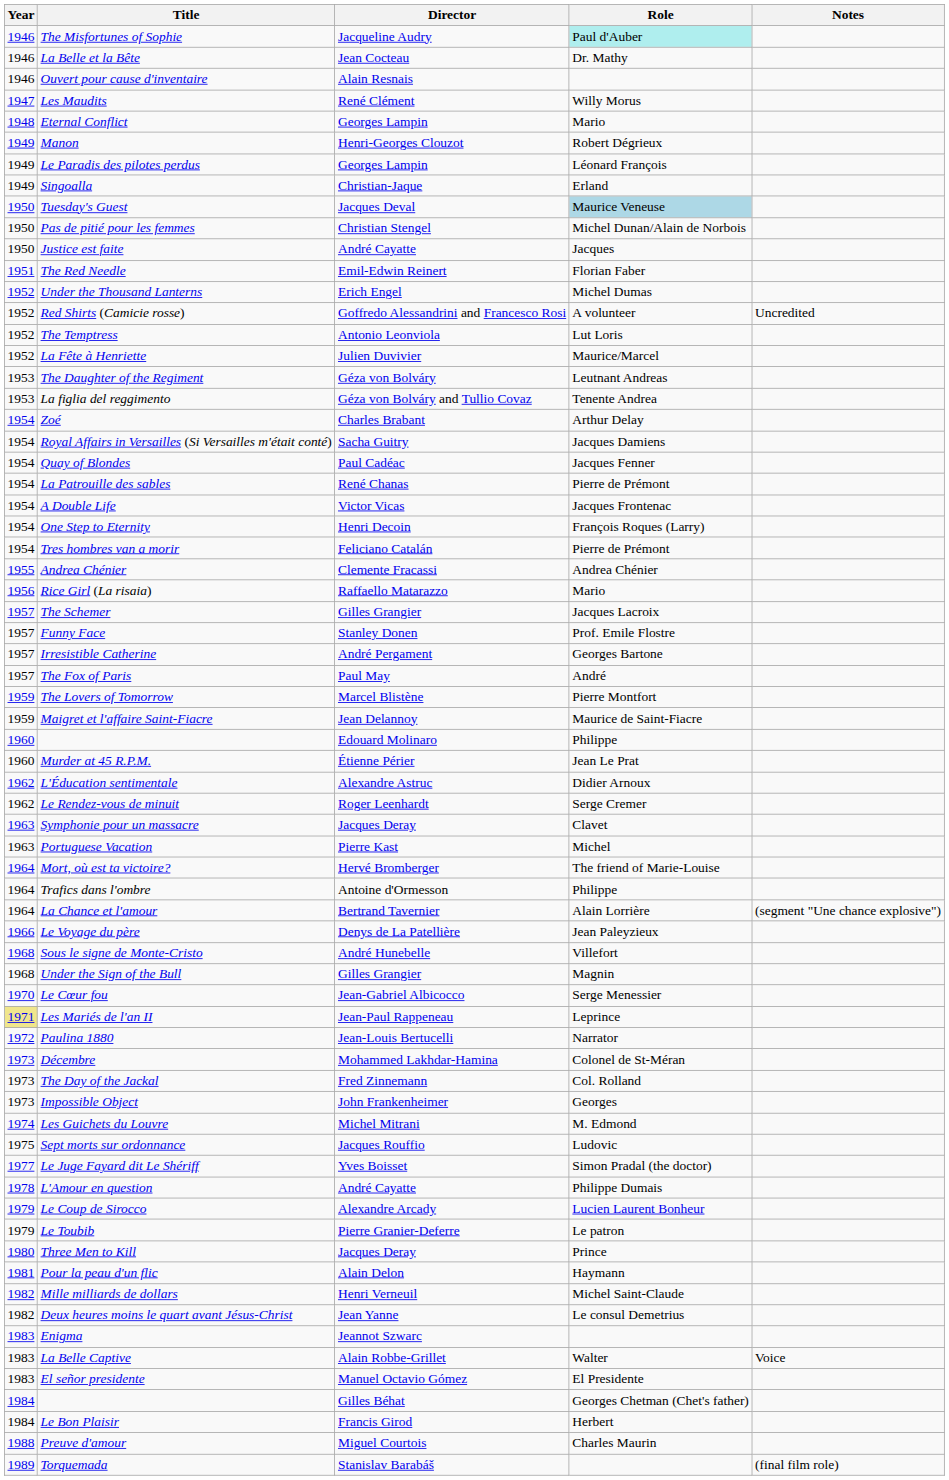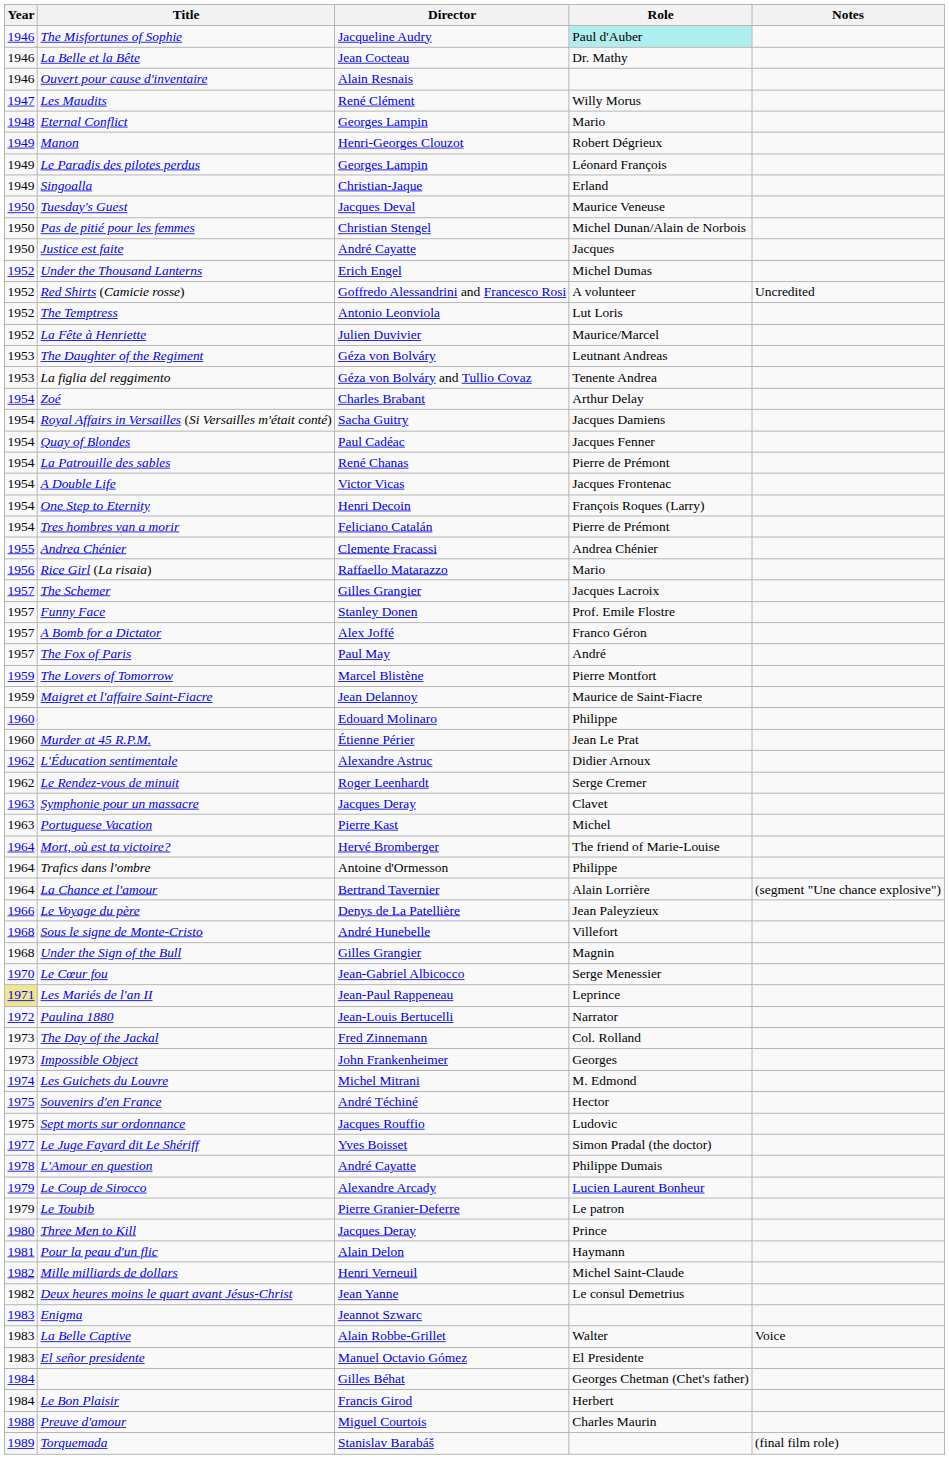(619, 206) lightblue background -> (619, 206) no background
- row: (83, 270)
- row: (98, 654)
+ row: (101, 633)
- row: (68, 1059)
+ row: (101, 1102)
